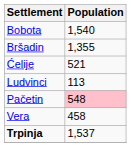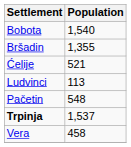(77, 99) pink background -> (77, 99) no background
rows swapped: (25, 133) <-> (18, 116)
